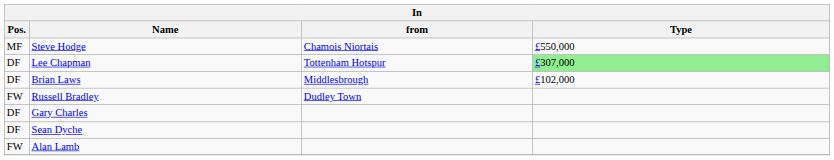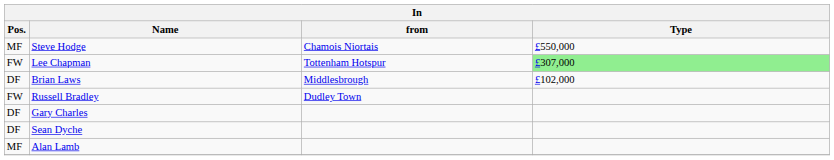(14, 63) DF -> (15, 63) FW
(15, 146) FW -> (14, 146) MF
